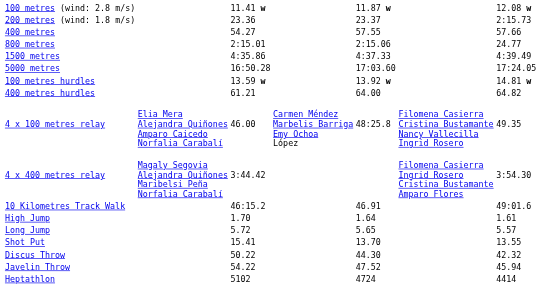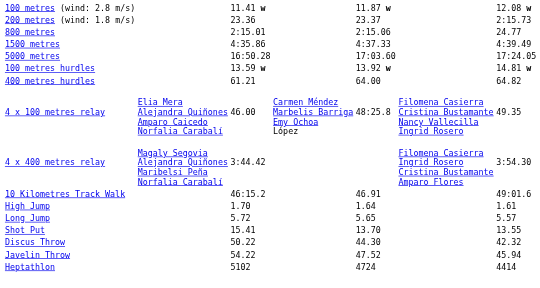- row: (30, 32)
